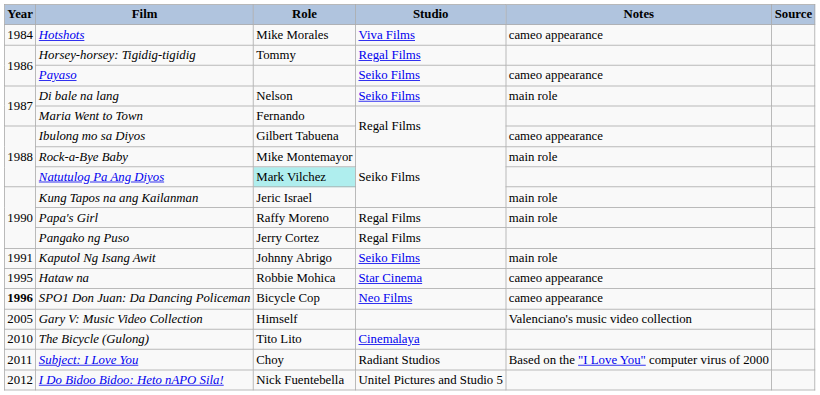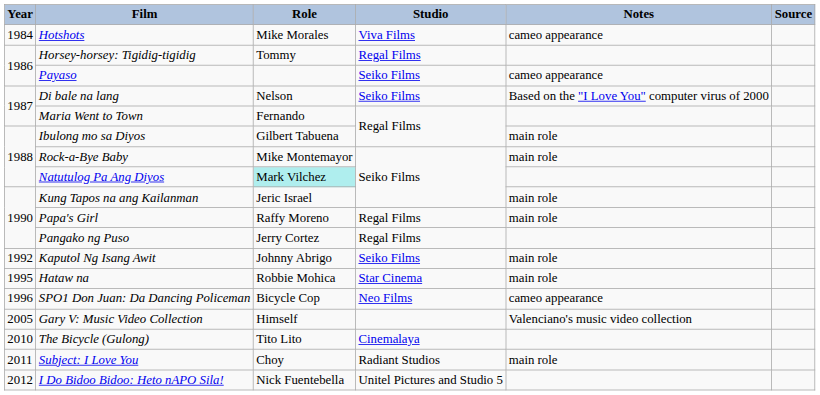(533, 95) main role -> (639, 95) Based on the "I Love You" computer virus of 2000
(556, 136) cameo appearance -> (533, 136) main role
(20, 258) 1991 -> (20, 258) 1992
(556, 278) cameo appearance -> (533, 278) main role
(20, 298) bold -> (20, 298) normal
(639, 359) Based on the "I Love You" computer virus of 2000 -> (533, 359) main role
